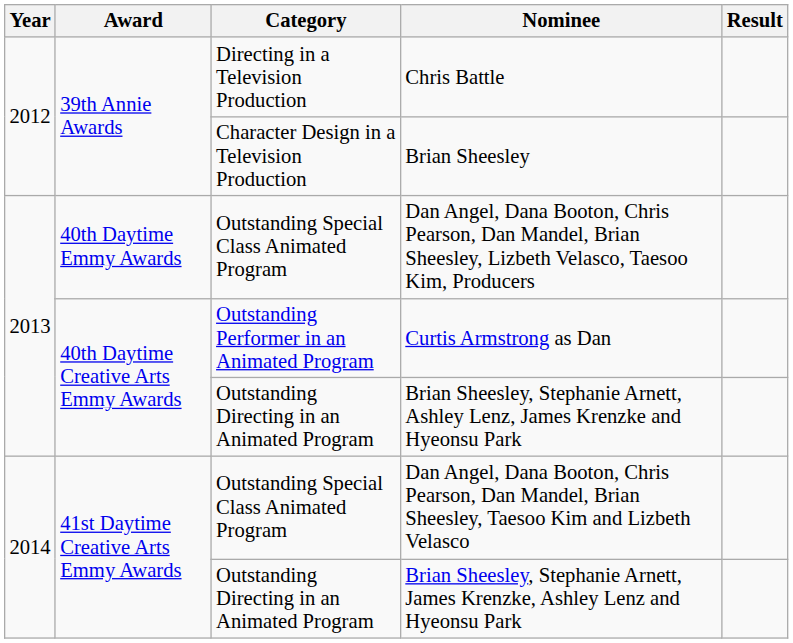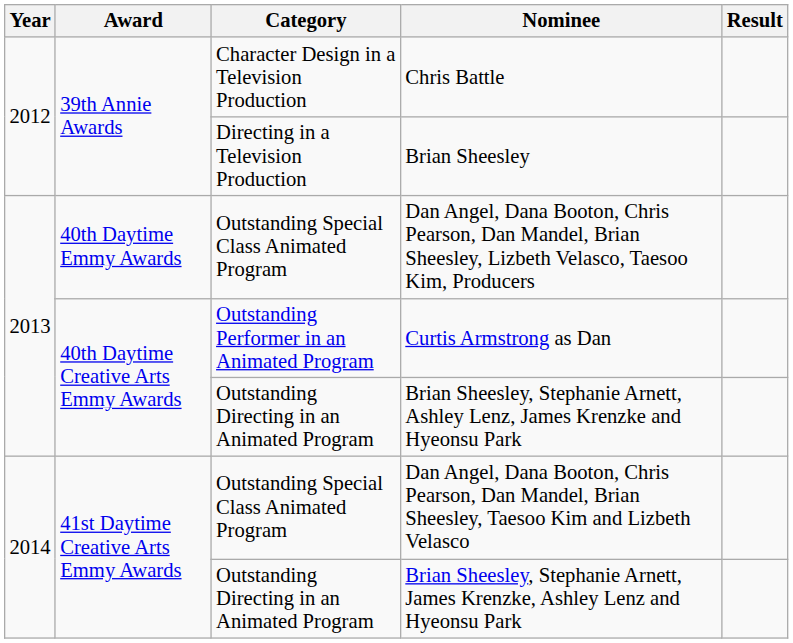(273, 76) Directing in a Television Production -> (306, 76) Character Design in a Television Production
(306, 155) Character Design in a Television Production -> (273, 155) Directing in a Television Production
